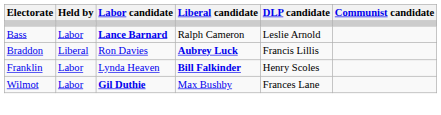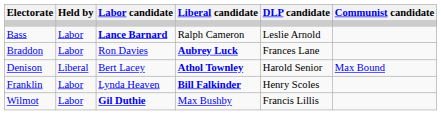(73, 51) Liberal -> (71, 51) Labor
(291, 51) Francis Lillis -> (291, 51) Frances Lane
+ row: (24, 67)
(291, 84) Frances Lane -> (291, 101) Francis Lillis
